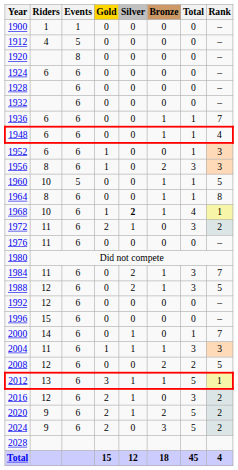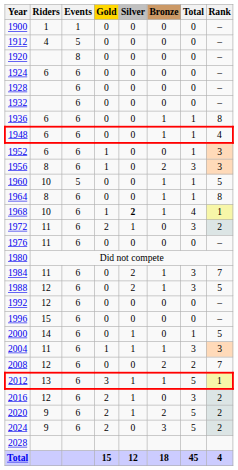(220, 118) 7 -> (220, 118) 8
(220, 334) 7 -> (220, 334) 5
(220, 364) 5 -> (220, 364) 7
